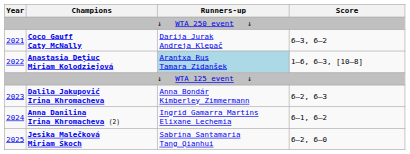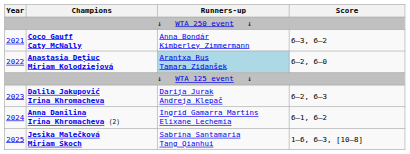(191, 40) Darija Jurak Andreja Klepač -> (204, 40) Anna Bondár Kimberley Zimmermann
(327, 61) 1–6, 6–3, [10–8] -> (309, 61) 6–2, 6–0
(204, 96) Anna Bondár Kimberley Zimmermann -> (191, 96) Darija Jurak Andreja Klepač
(309, 139) 6–2, 6–0 -> (327, 139) 1–6, 6–3, [10–8]
